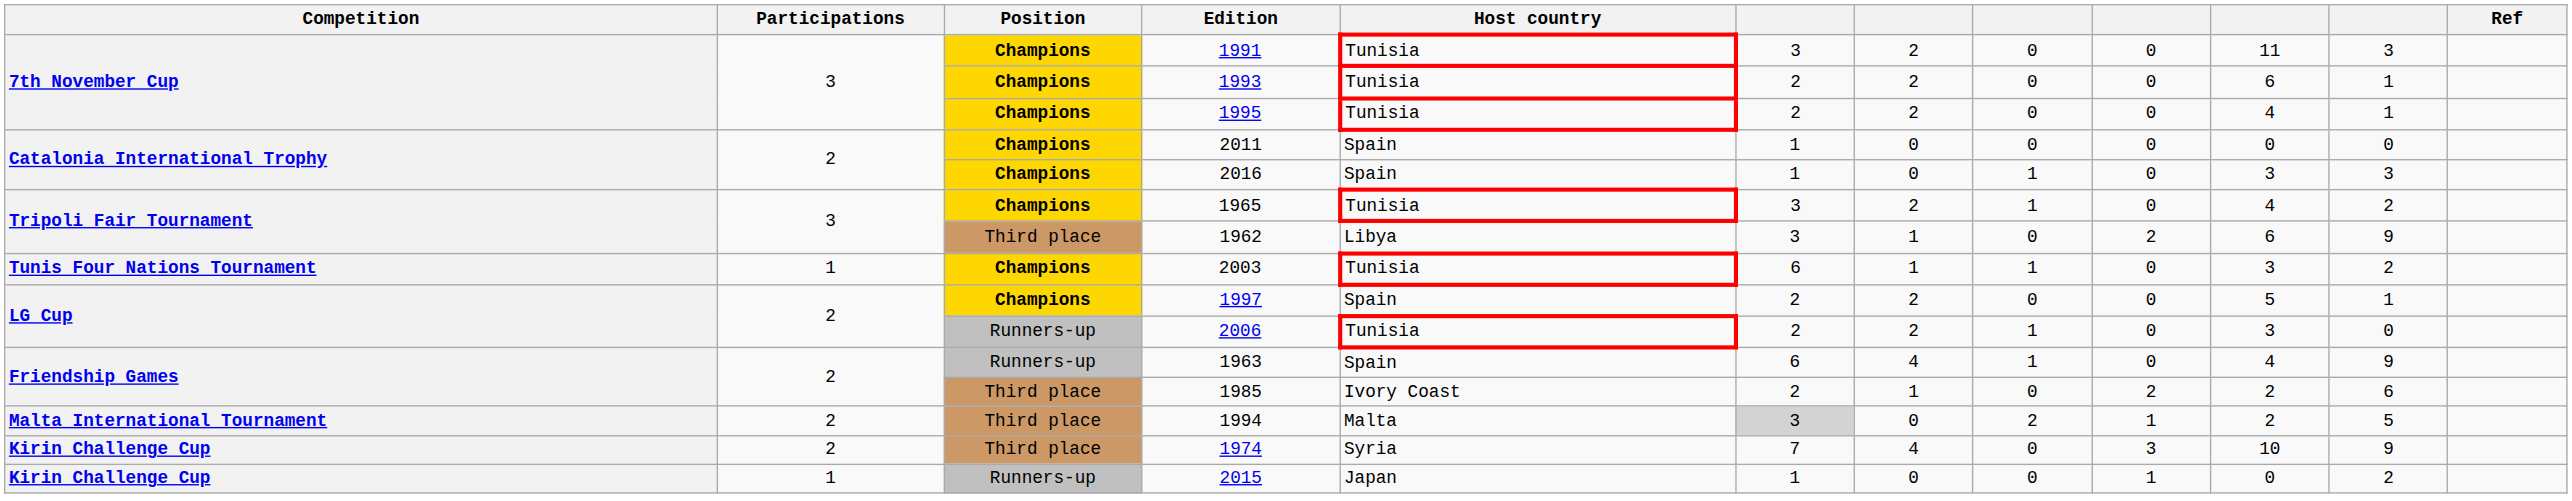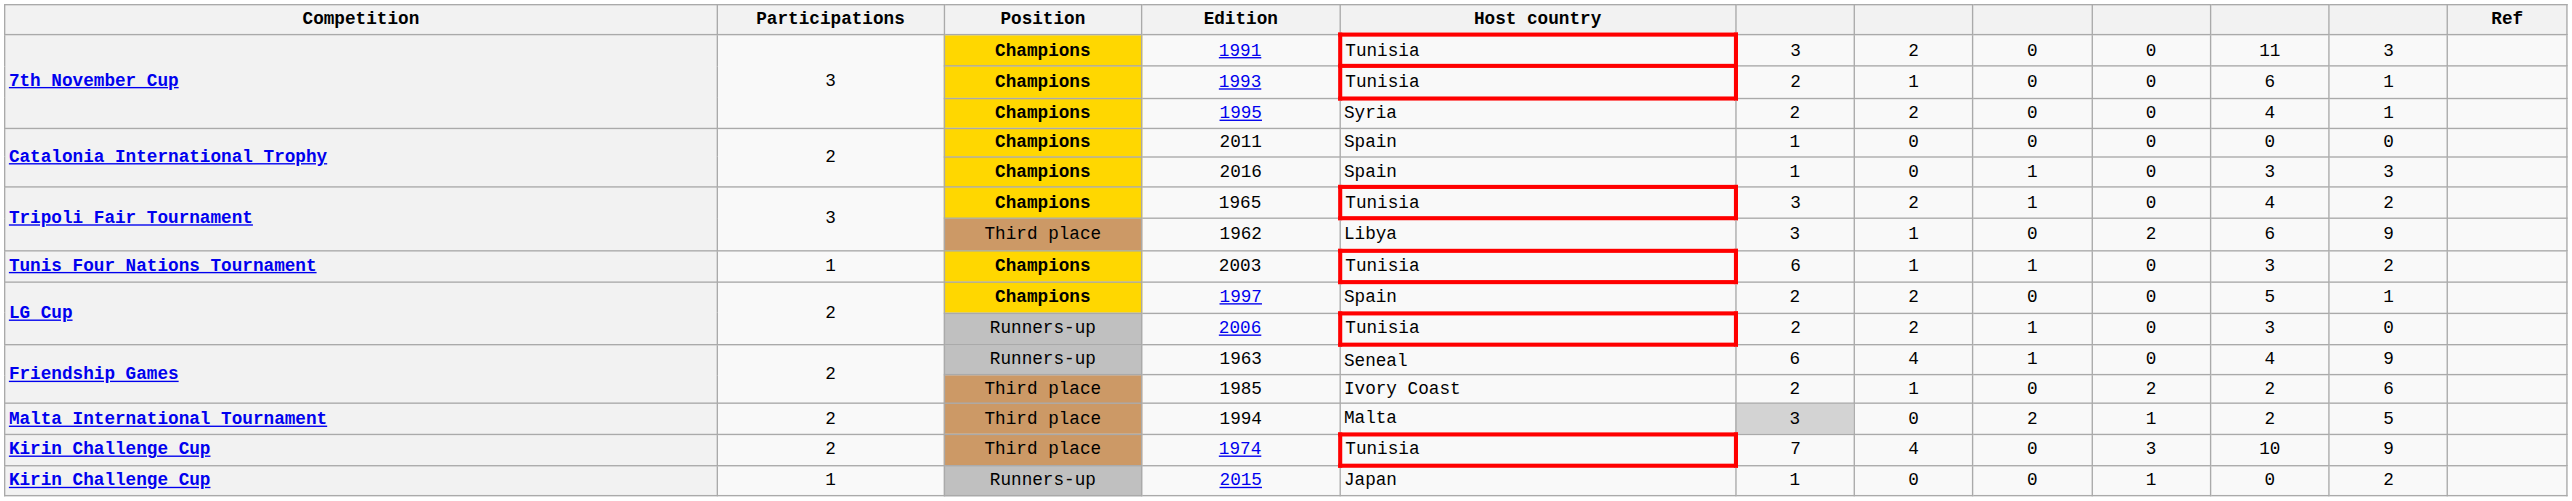(1914, 82) 2 -> (1914, 82) 1
(1382, 114) Tunisia -> (1370, 114) Syria
(1370, 363) Spain -> (1376, 361) Seneal
(1370, 450) Syria -> (1382, 450) Tunisia
